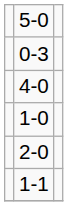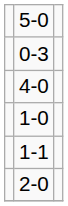rows swapped: (34, 151) <-> (34, 184)
